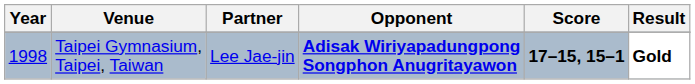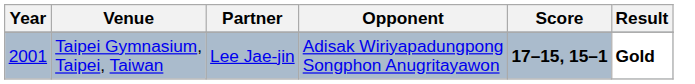(28, 56) 1998 -> (28, 56) 2001
(412, 56) bold -> (403, 56) normal
